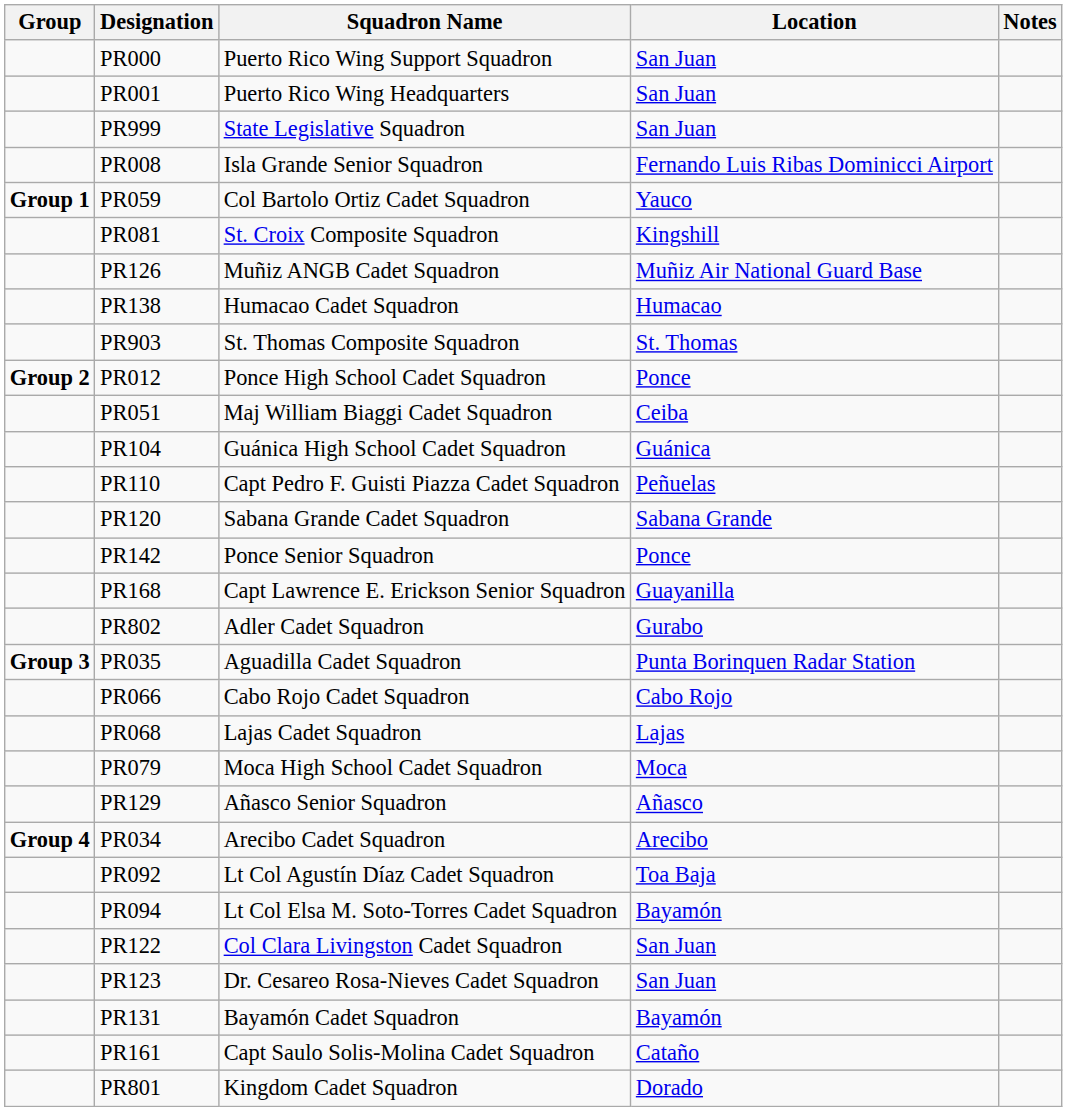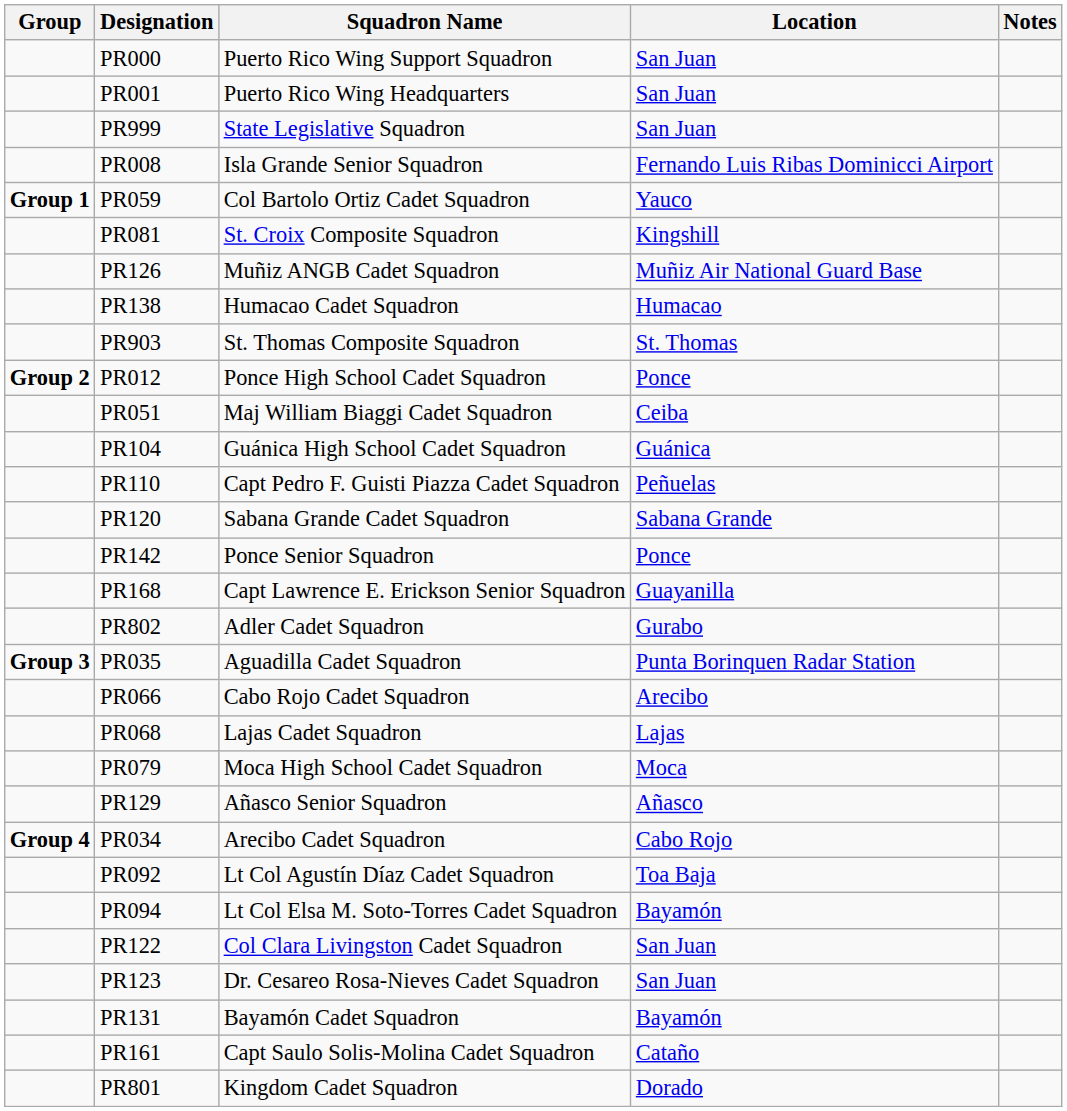(684, 697) Cabo Rojo -> (672, 697) Arecibo
(672, 839) Arecibo -> (684, 839) Cabo Rojo
